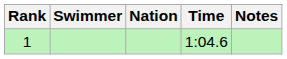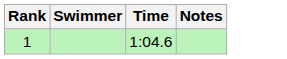- column: (153, 16)
